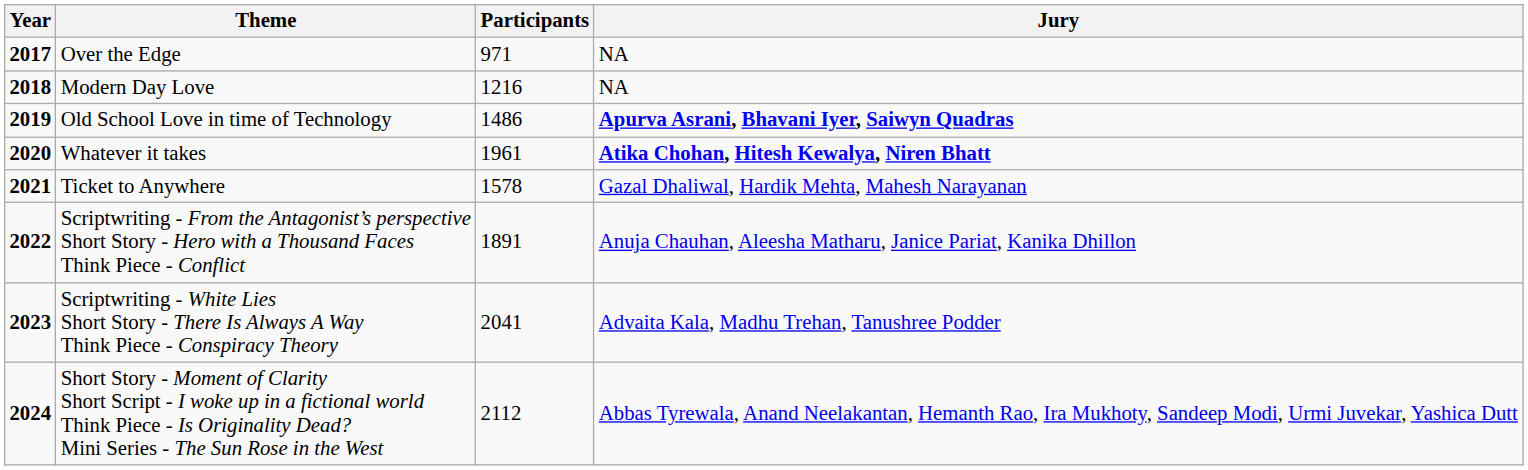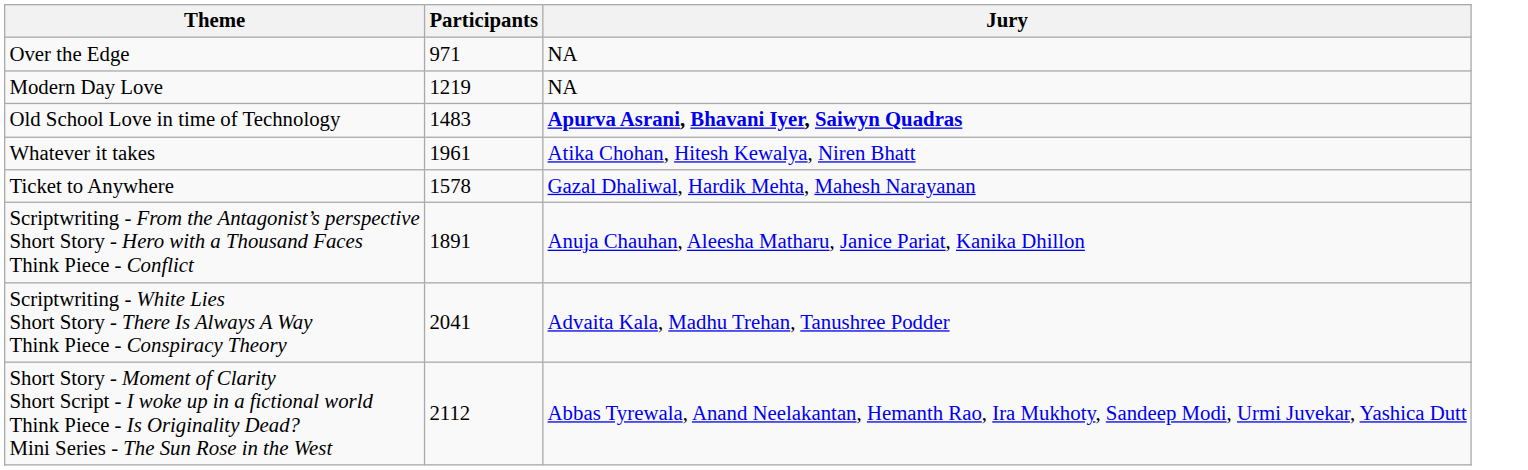- column: (30, 20)
(501, 86) 1216 -> (450, 86) 1219
(501, 119) 1486 -> (450, 119) 1483
(795, 152) bold -> (732, 152) normal
